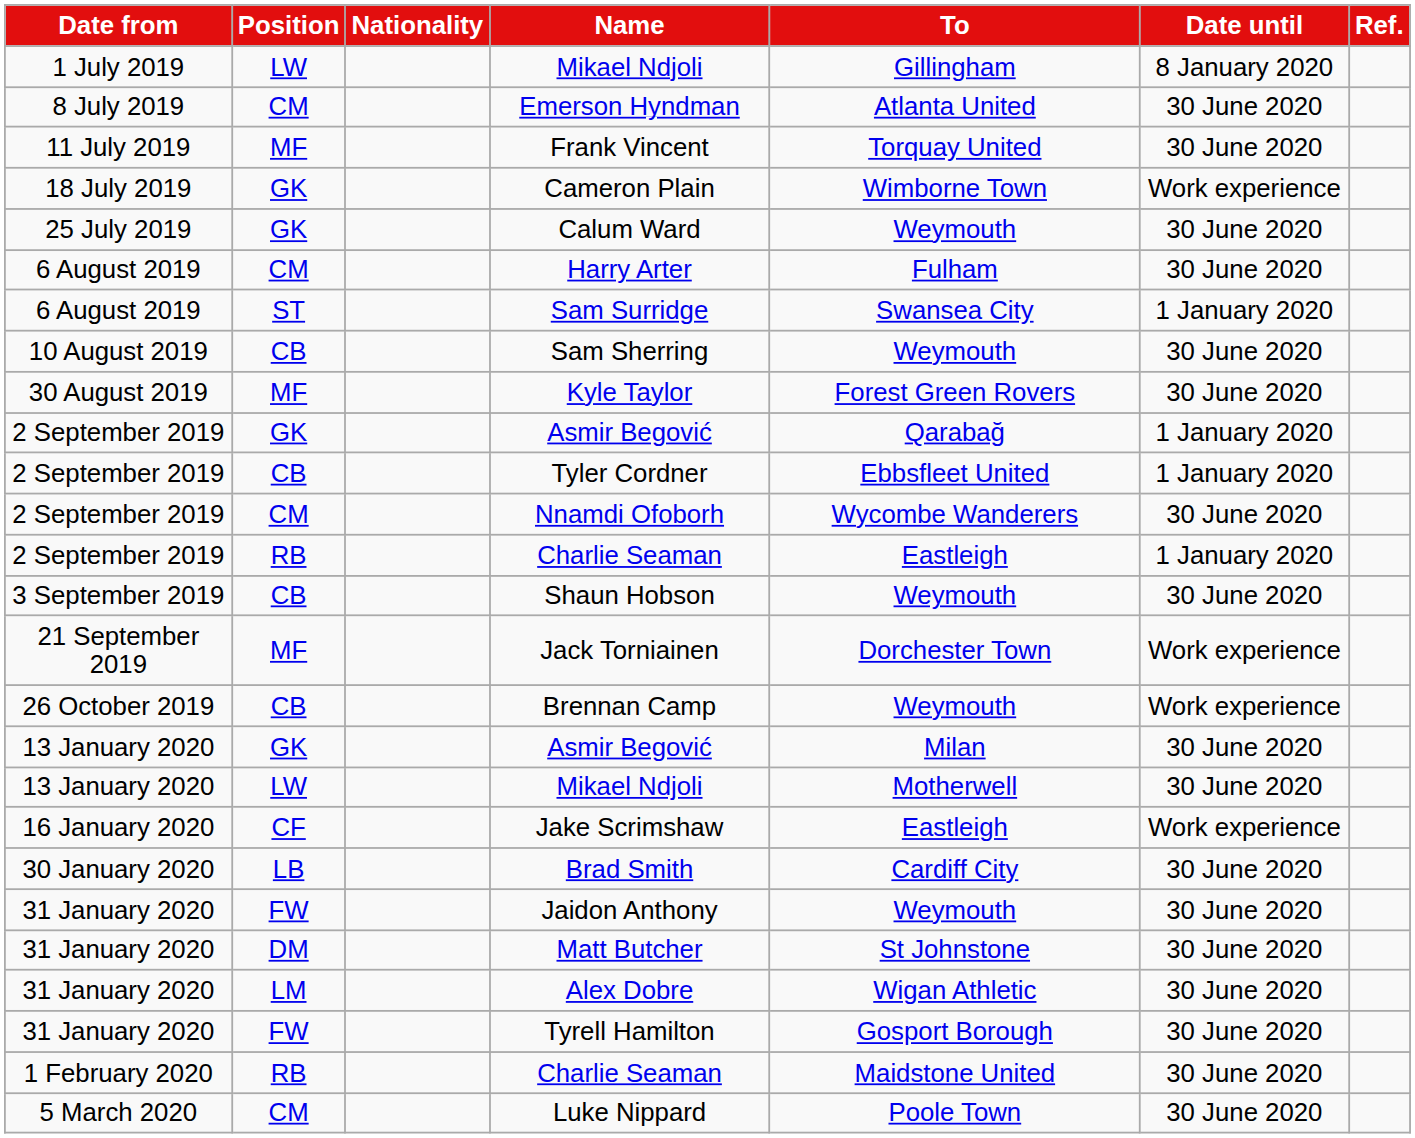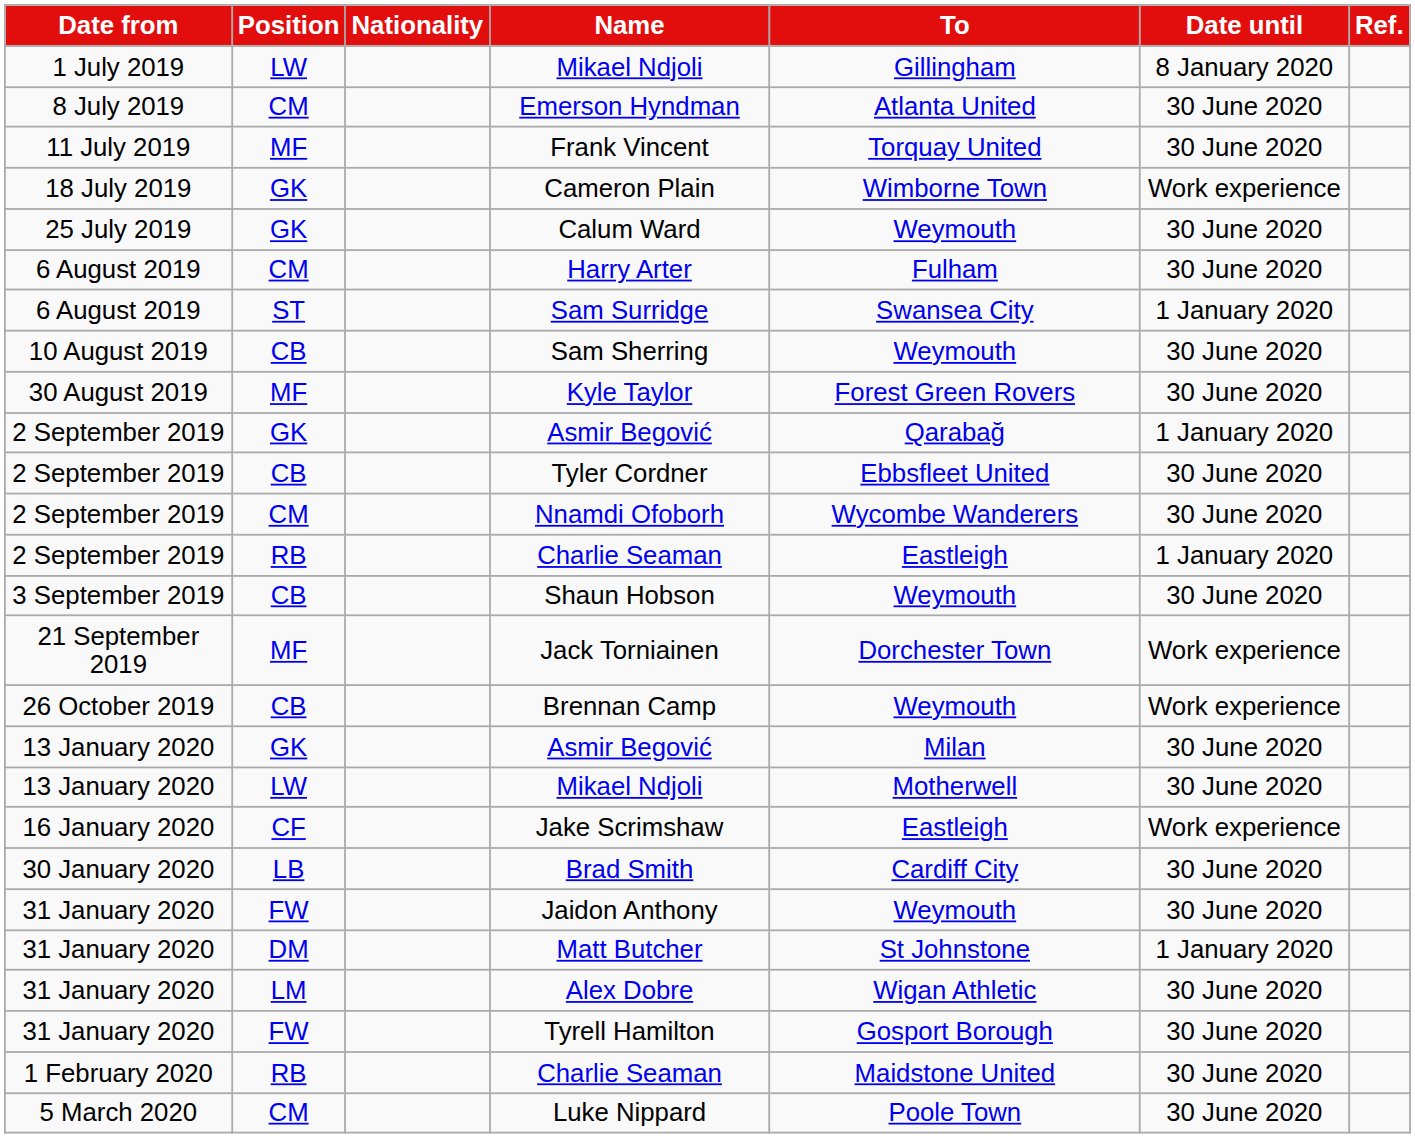(1244, 474) 1 January 2020 -> (1244, 474) 30 June 2020
(1244, 950) 30 June 2020 -> (1244, 950) 1 January 2020
